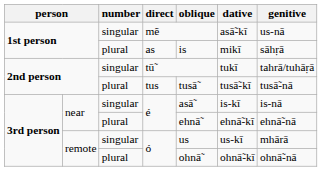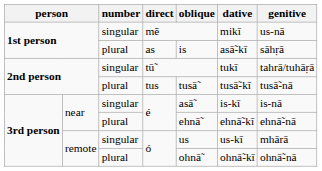(234, 31) asā̃-kī -> (230, 31) mikī
(230, 49) mikī -> (234, 49) asā̃-kī
